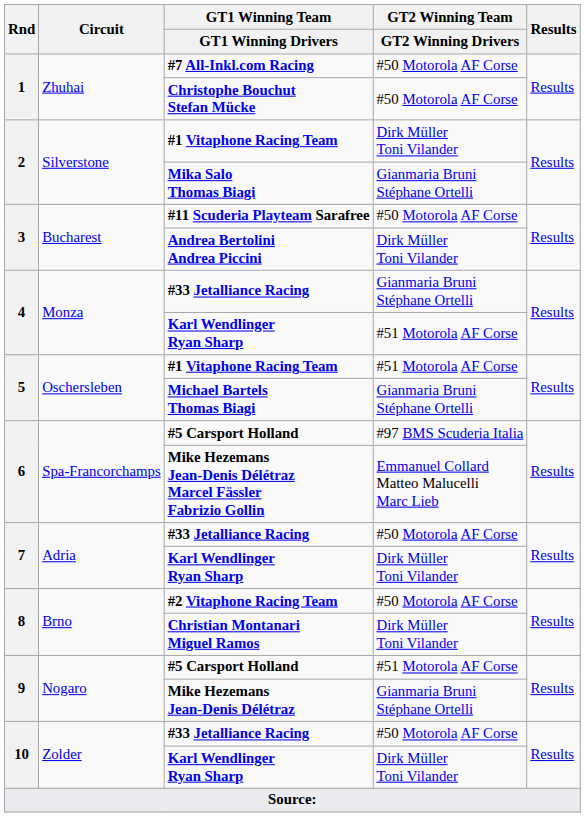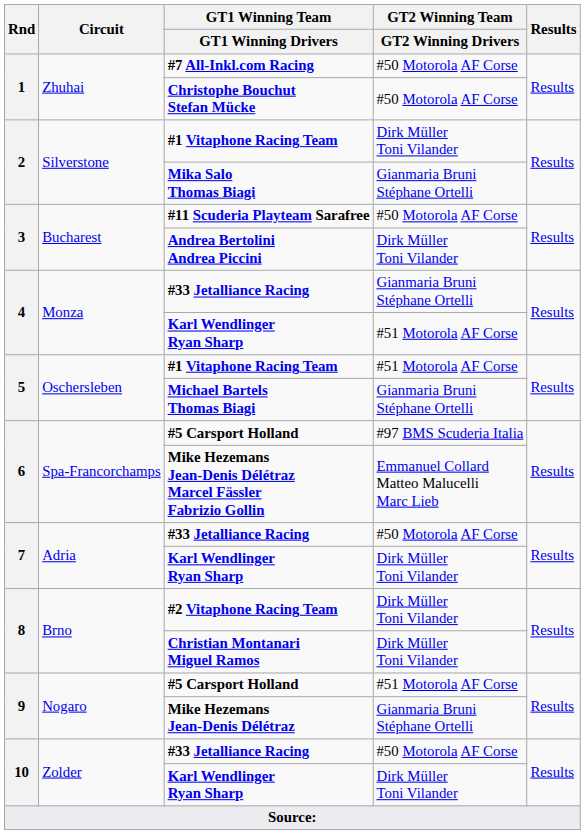(447, 601) #50 Motorola AF Corse -> (417, 609) Dirk Müller Toni Vilander
